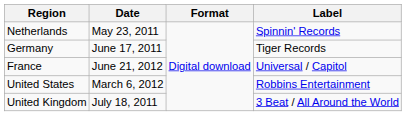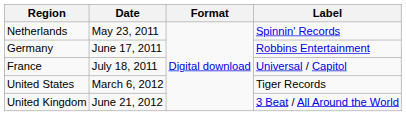(291, 48) Tiger Records -> (313, 48) Robbins Entertainment
(127, 66) June 21, 2012 -> (125, 66) July 18, 2011
(313, 84) Robbins Entertainment -> (291, 84) Tiger Records
(125, 102) July 18, 2011 -> (127, 102) June 21, 2012
